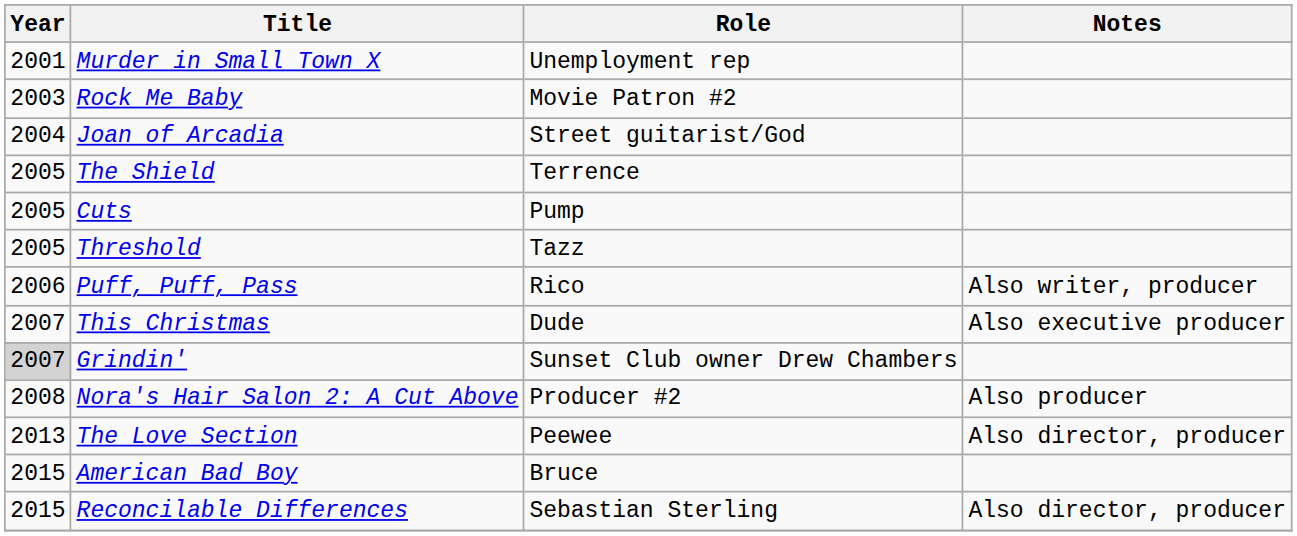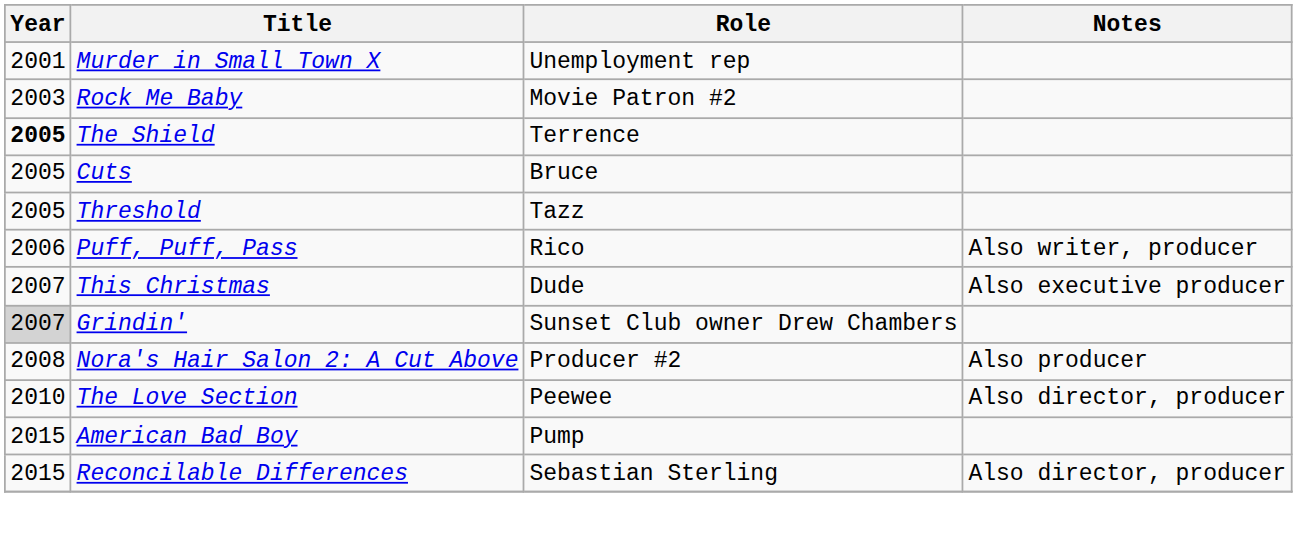- row: (180, 136)
(38, 174) normal -> (38, 136) bold
(557, 211) Pump -> (564, 174) Bruce
(38, 436) 2013 -> (38, 399) 2010
(564, 474) Bruce -> (557, 436) Pump
